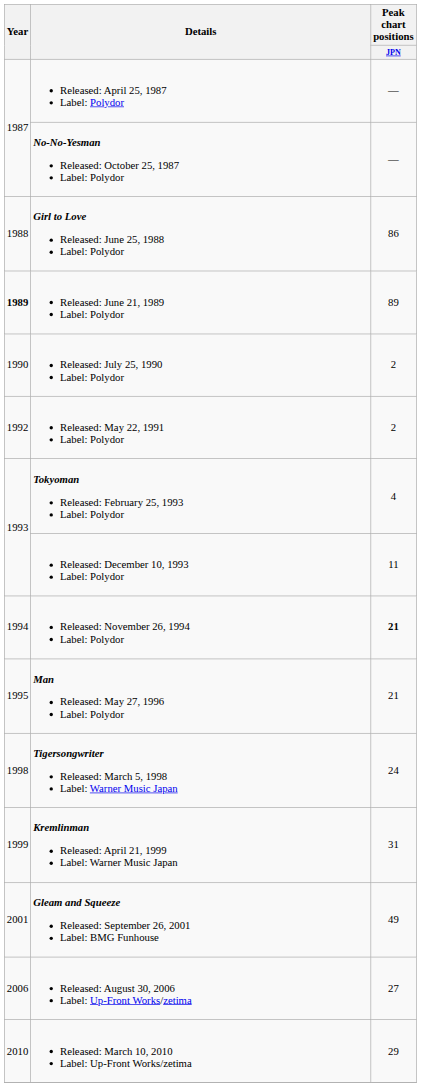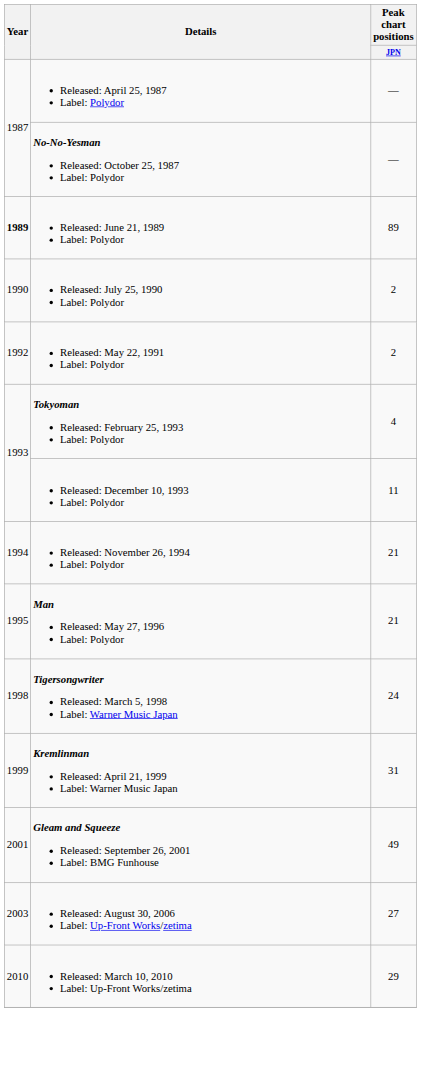- row: (201, 235)
(393, 627) bold -> (393, 552) normal
(18, 988) 2006 -> (18, 913) 2003
